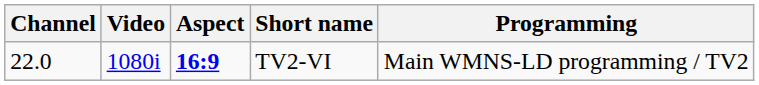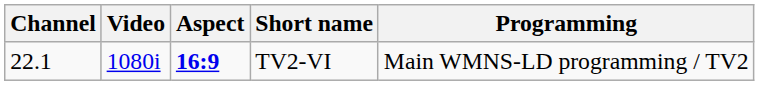(31, 60) 22.0 -> (31, 60) 22.1
